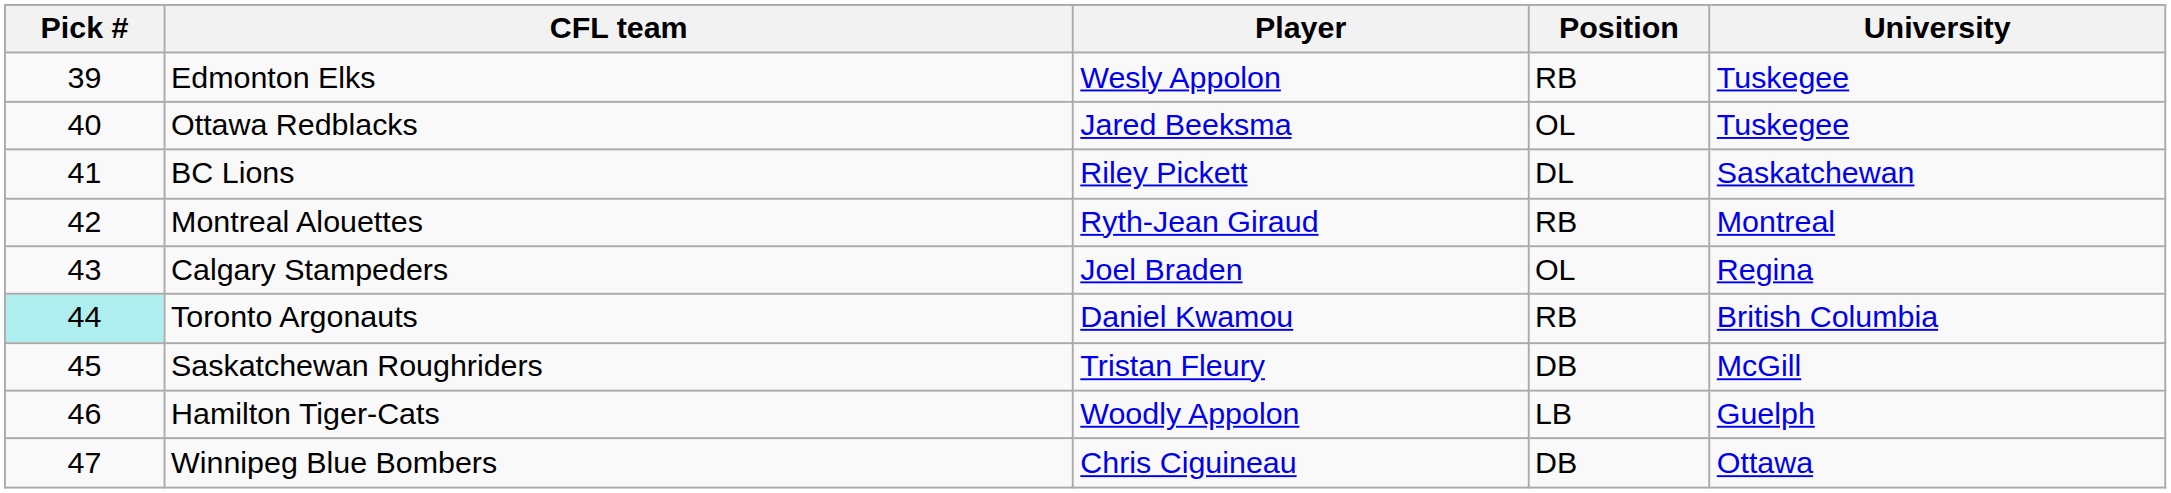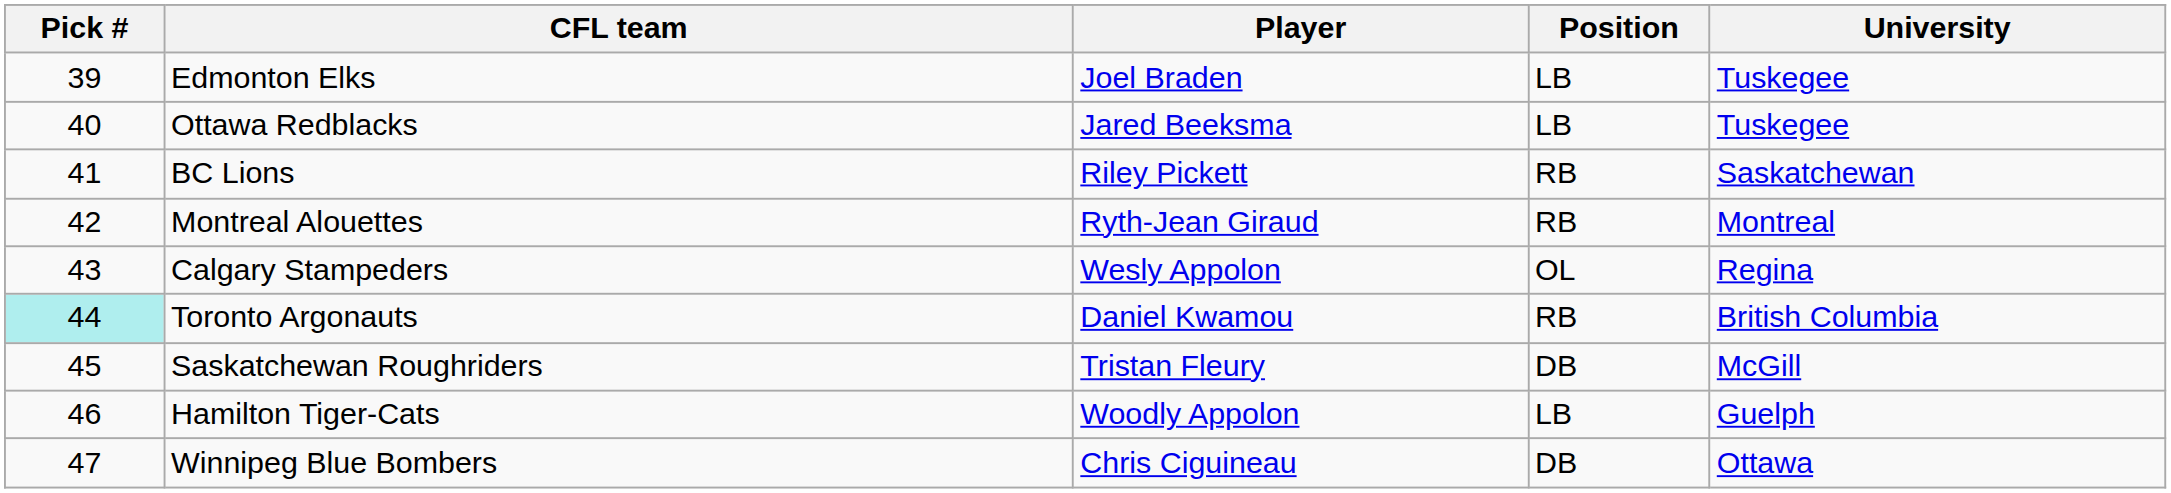(1181, 76) Wesly Appolon -> (1161, 76) Joel Braden
(1556, 76) RB -> (1554, 76) LB
(1555, 125) OL -> (1554, 125) LB
(1554, 173) DL -> (1556, 173) RB
(1161, 269) Joel Braden -> (1181, 269) Wesly Appolon
